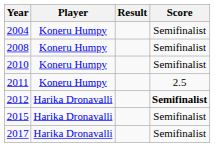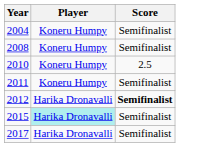- column: (132, 13)
(180, 64) Semifinalist -> (145, 64) 2.5
(180, 82) 2.5 -> (145, 82) Semifinalist
(73, 116) no background -> (73, 116) paleturquoise background
